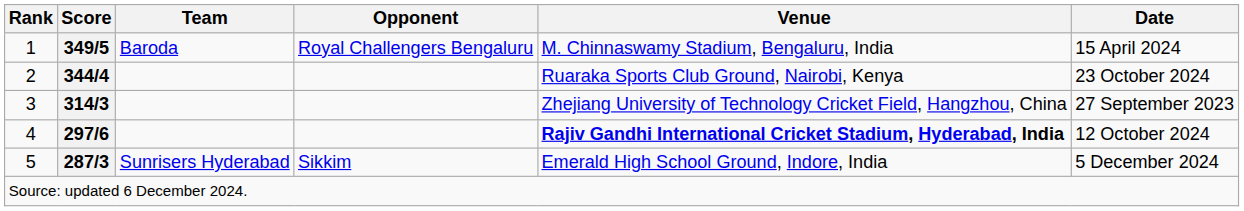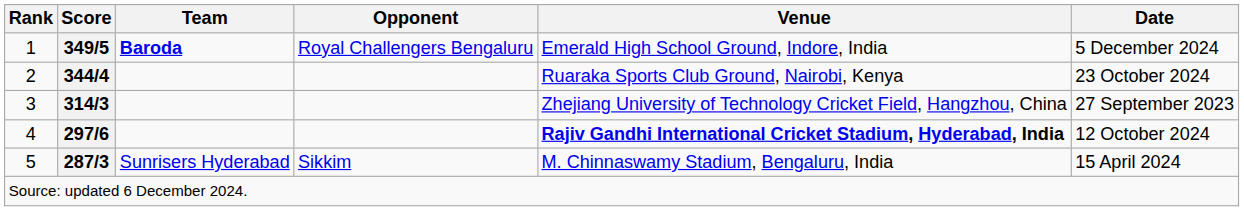(149, 47) normal -> (151, 47) bold
(717, 47) M. Chinnaswamy Stadium, Bengaluru, India -> (714, 47) Emerald High School Ground, Indore, India
(1128, 47) 15 April 2024 -> (1147, 47) 5 December 2024
(714, 162) Emerald High School Ground, Indore, India -> (717, 162) M. Chinnaswamy Stadium, Bengaluru, India
(1147, 162) 5 December 2024 -> (1128, 162) 15 April 2024
